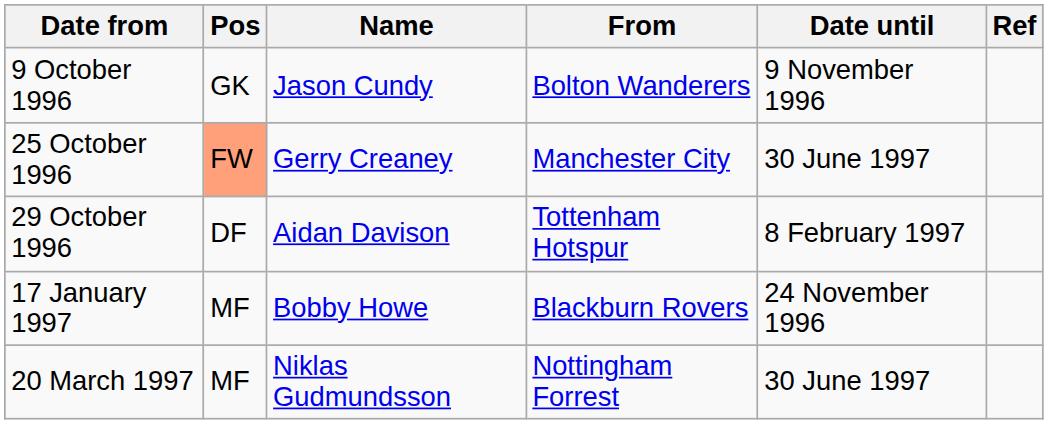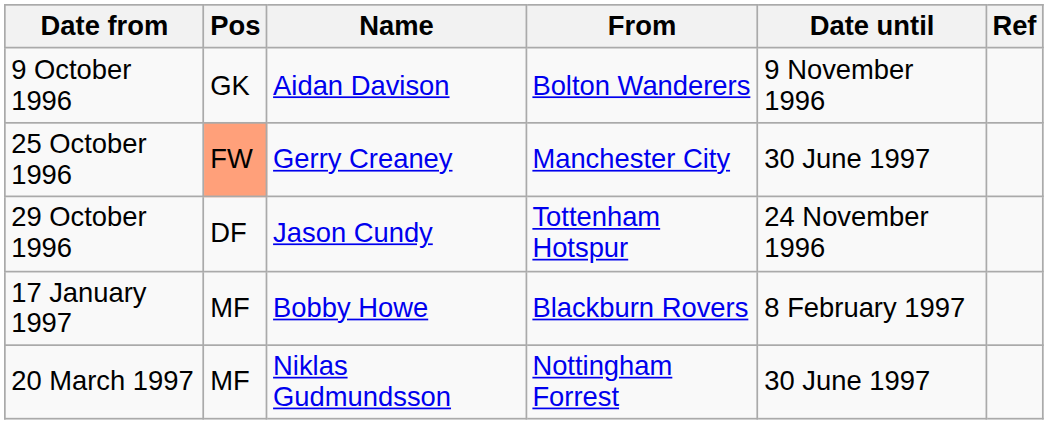(353, 84) Jason Cundy -> (361, 84) Aidan Davison
(361, 233) Aidan Davison -> (353, 233) Jason Cundy
(865, 233) 8 February 1997 -> (846, 233) 24 November 1996
(846, 307) 24 November 1996 -> (865, 307) 8 February 1997
